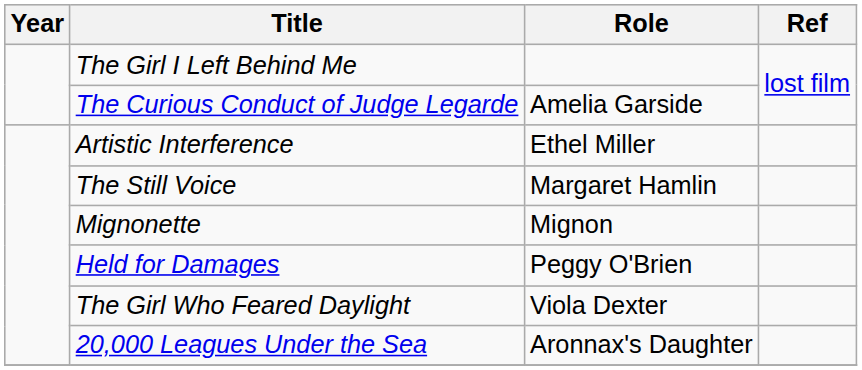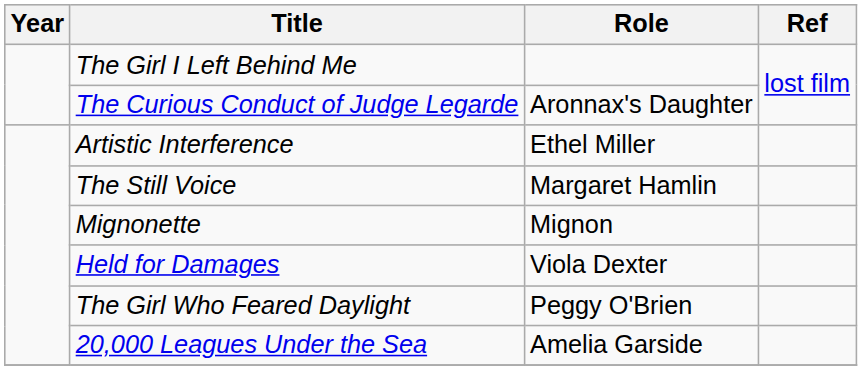(616, 104) Amelia Garside -> (641, 104) Aronnax's Daughter
(611, 265) Peggy O'Brien -> (599, 265) Viola Dexter
(599, 305) Viola Dexter -> (611, 305) Peggy O'Brien
(641, 345) Aronnax's Daughter -> (616, 345) Amelia Garside
